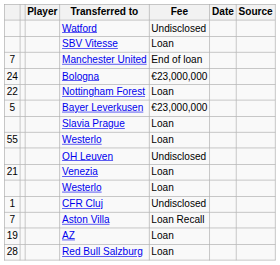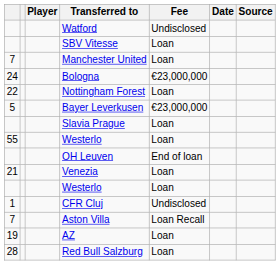(177, 60) End of loan -> (163, 60) Loan
(179, 156) Undisclosed -> (177, 156) End of loan
